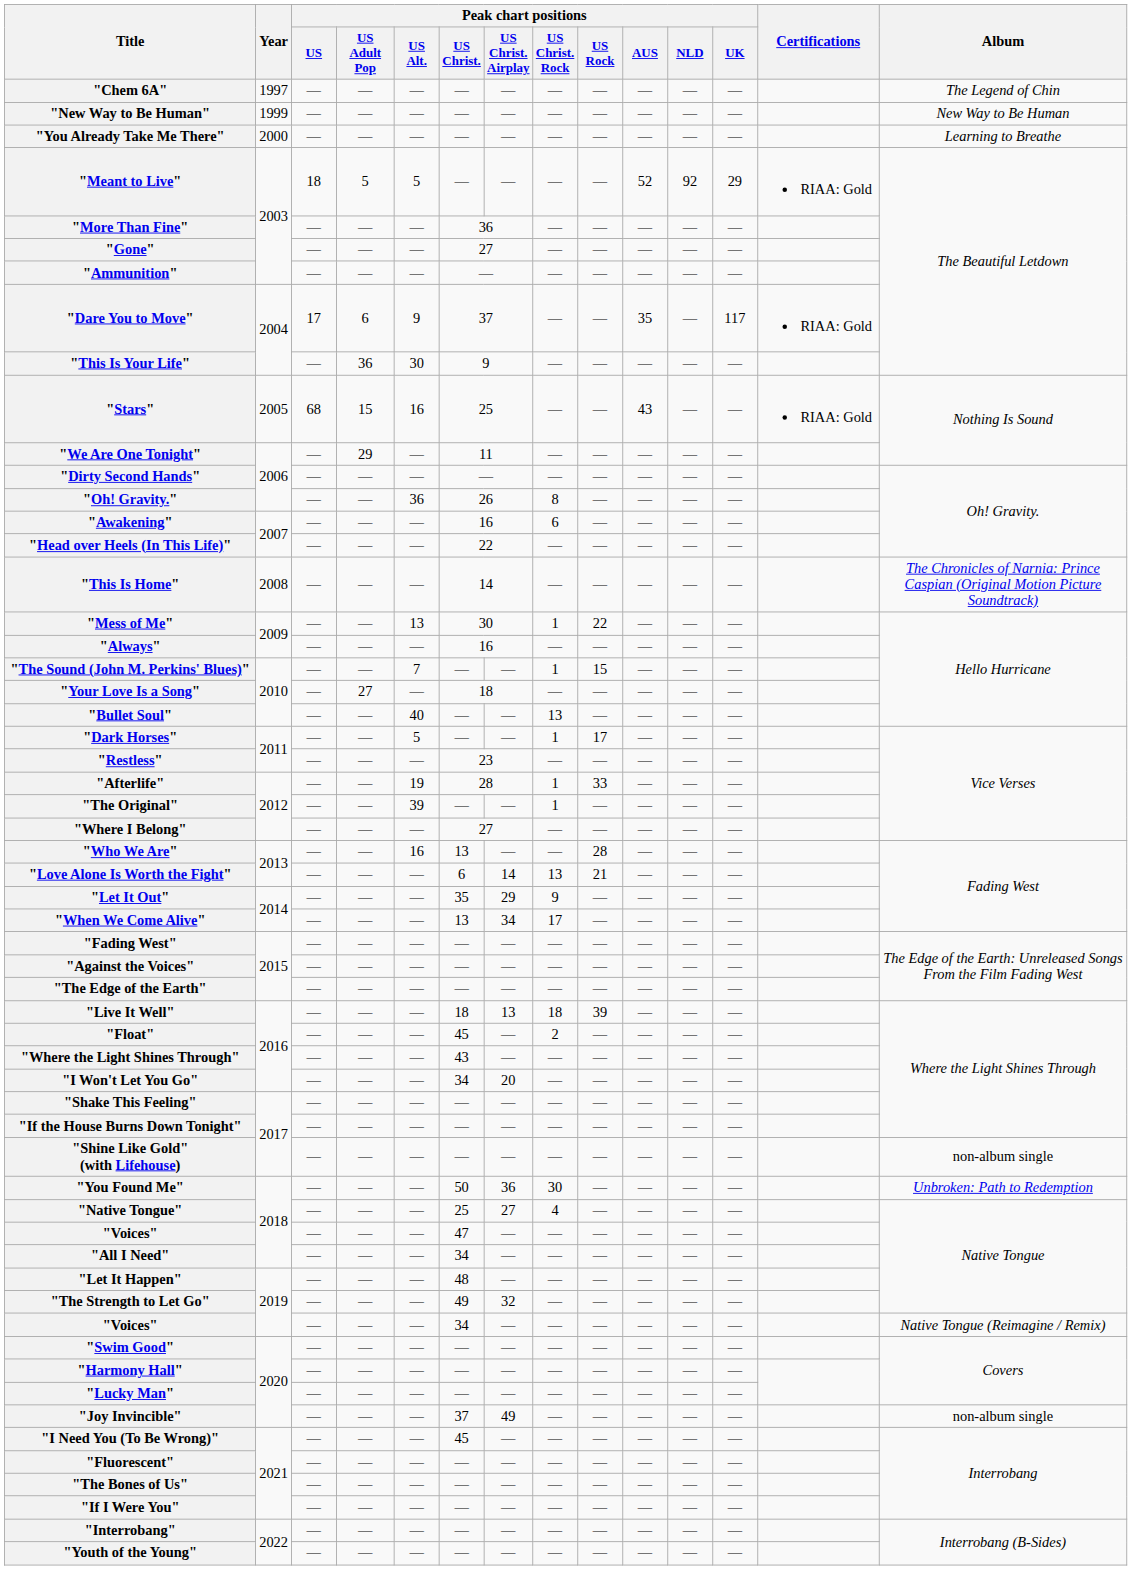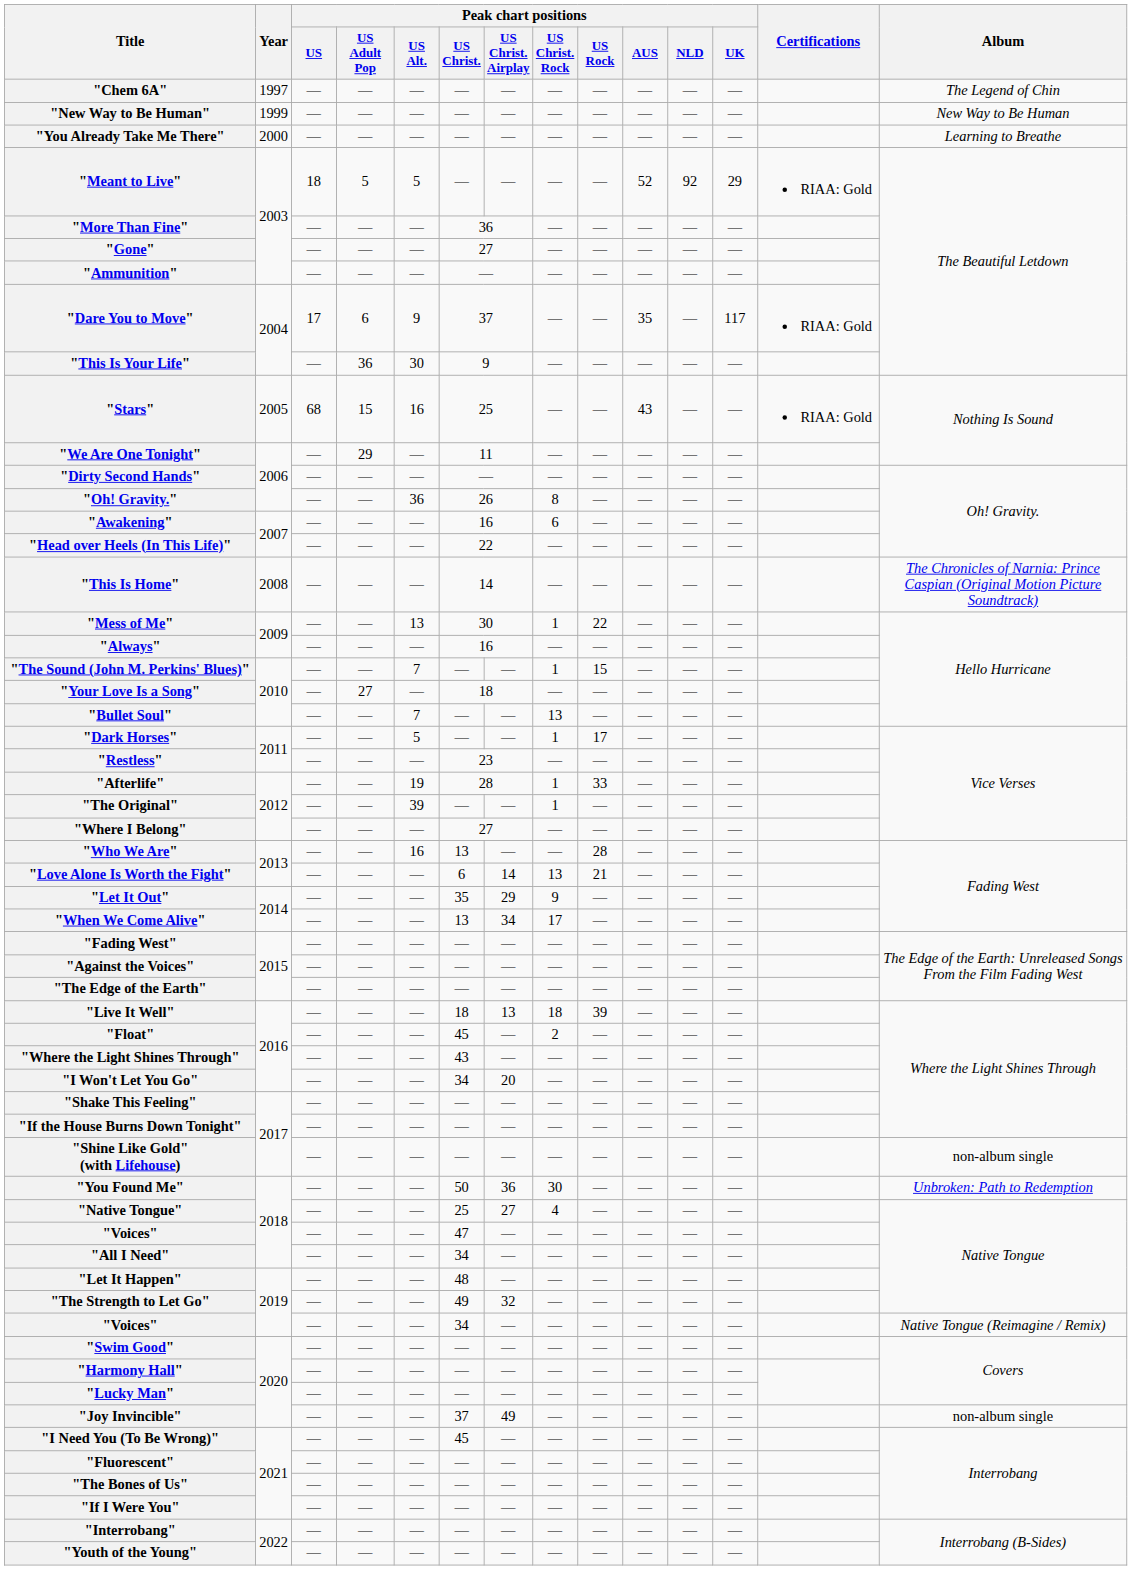(417, 714) 40 -> (417, 714) 7
